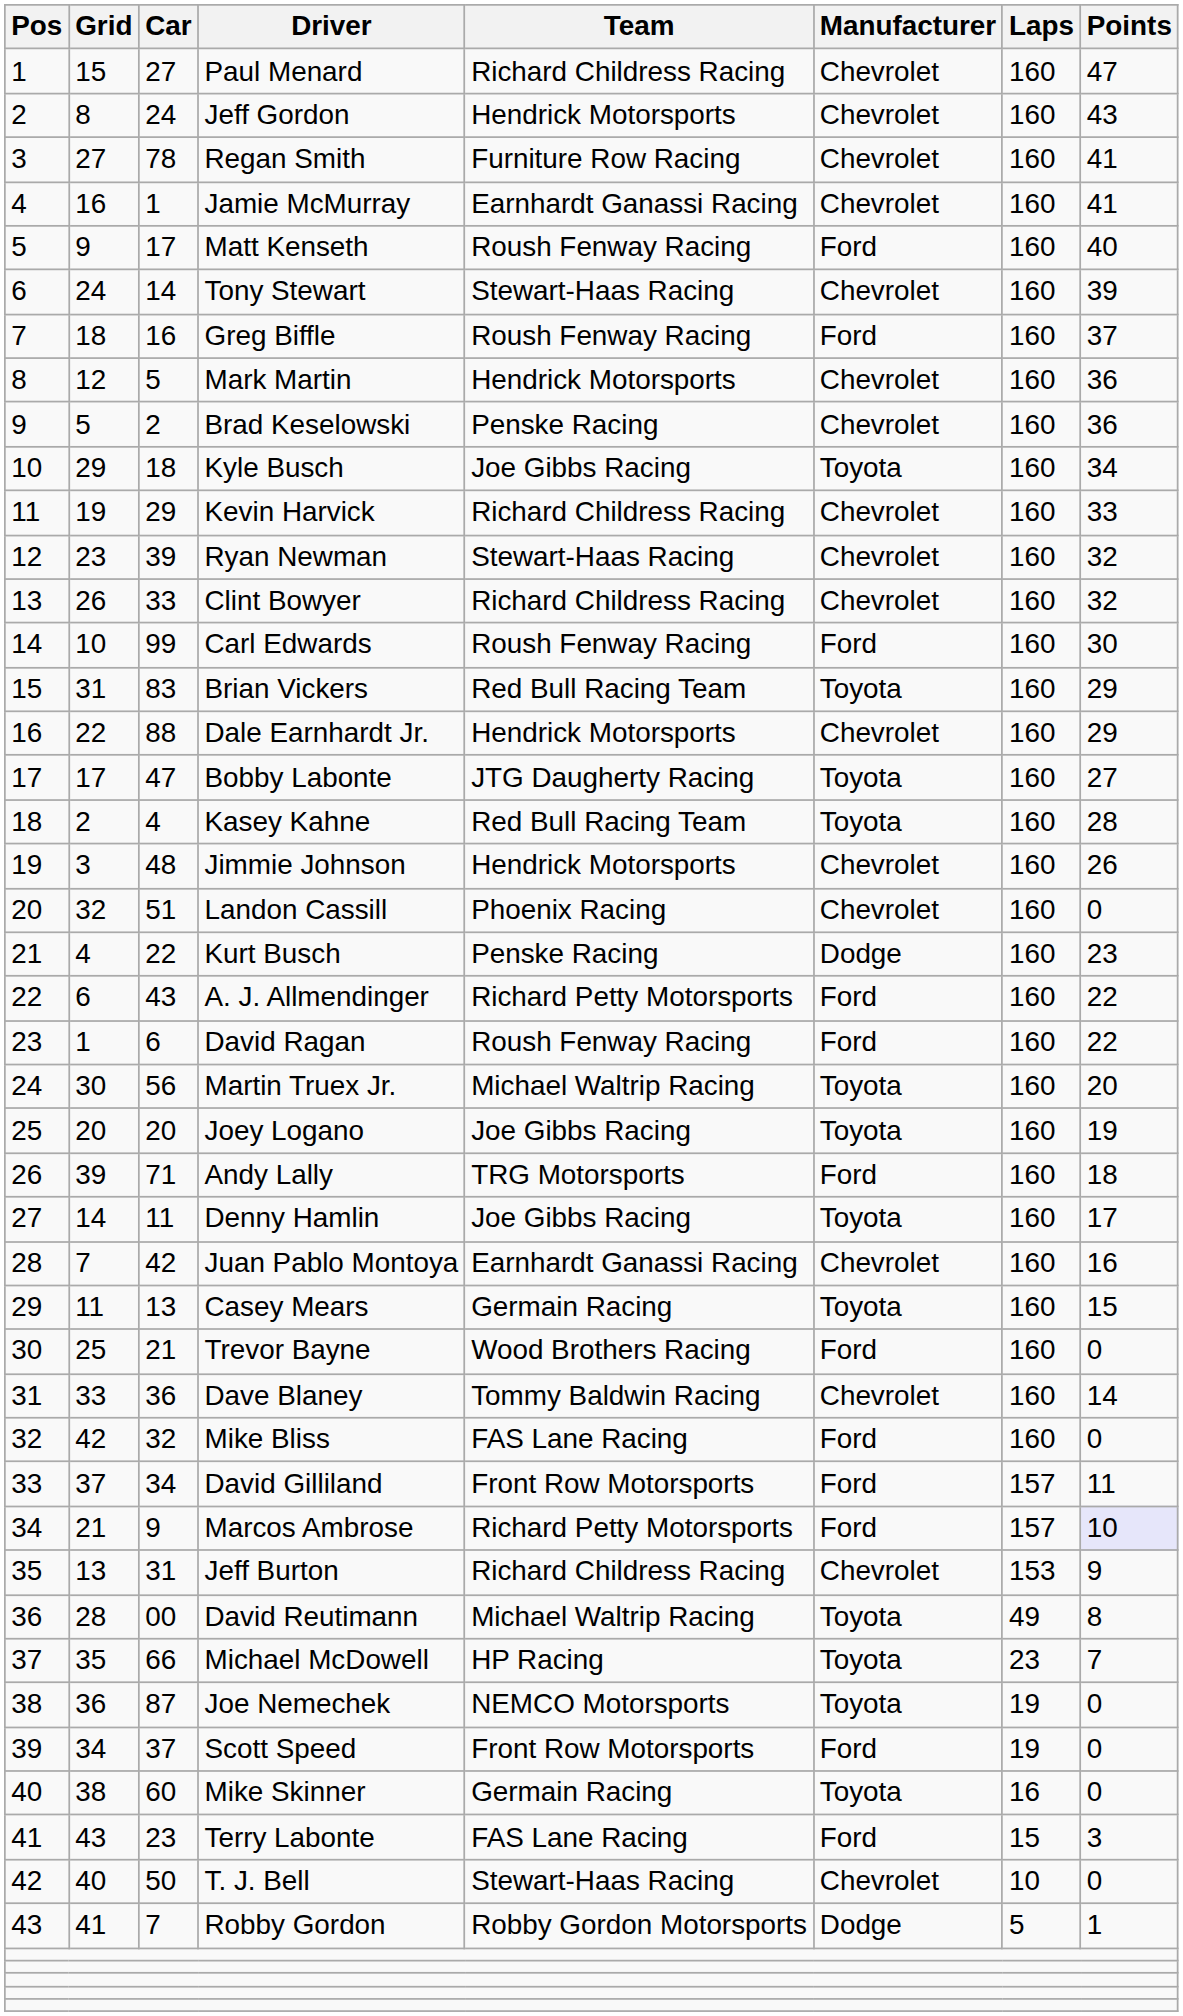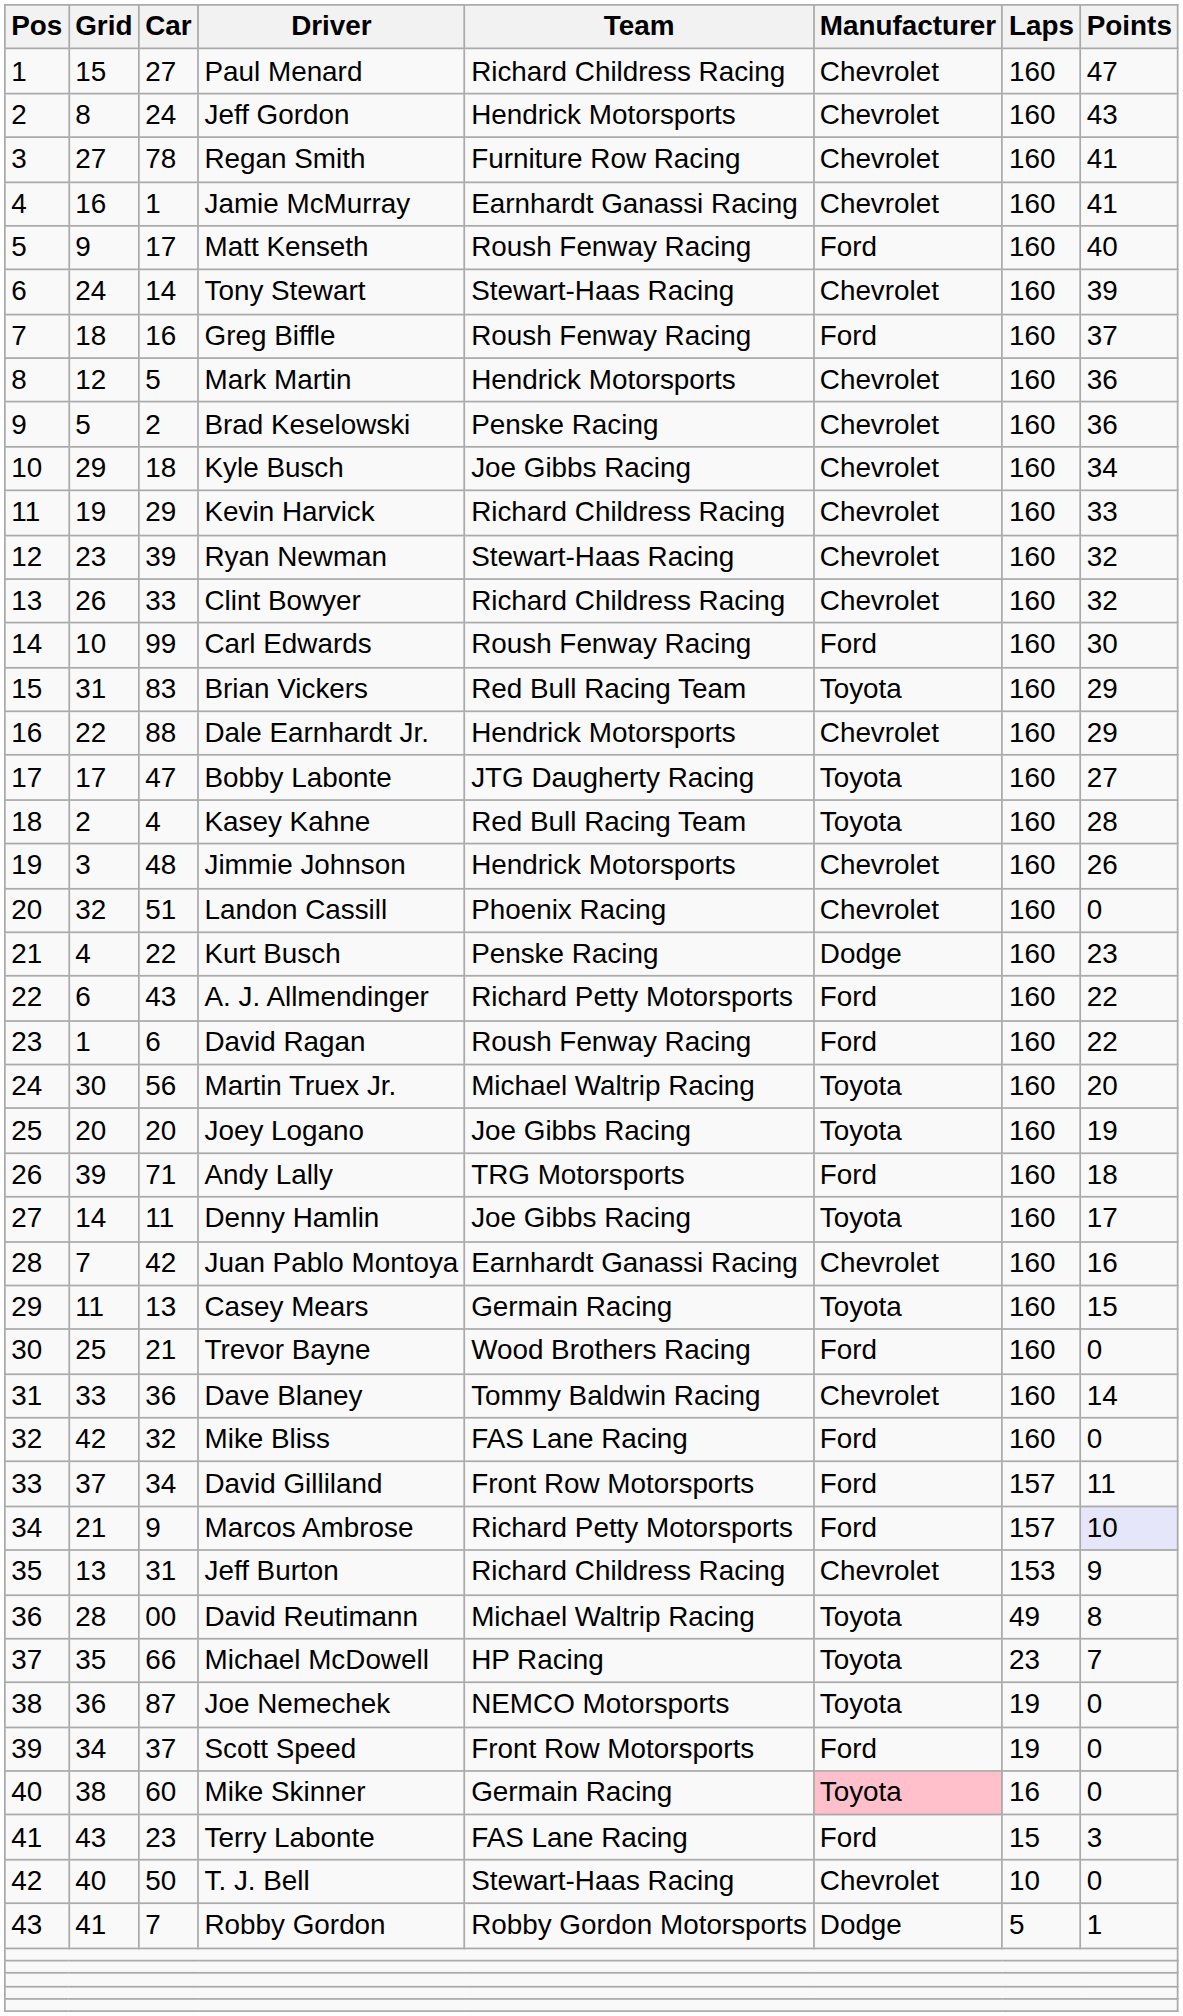(861, 468) Toyota -> (879, 468) Chevrolet
(861, 1792) no background -> (861, 1792) pink background
